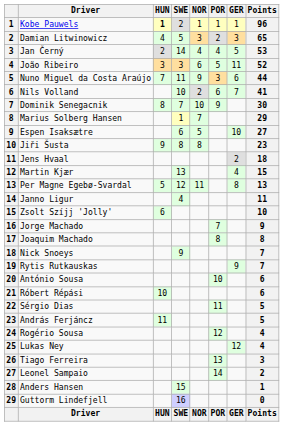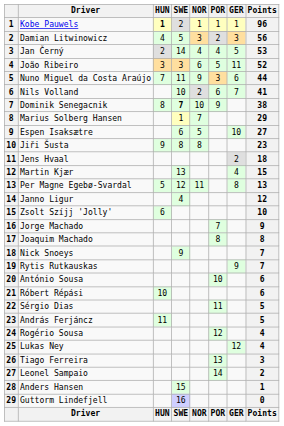(262, 38) 65 -> (262, 38) 56
(181, 105) normal -> (181, 105) bold
(262, 105) 30 -> (262, 105) 38
(262, 199) 11 -> (262, 199) 12
